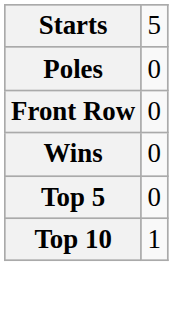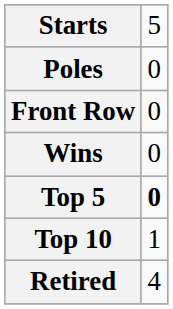(154, 196) normal -> (154, 196) bold
+ row: (73, 281)
